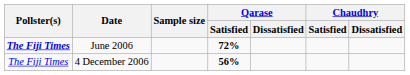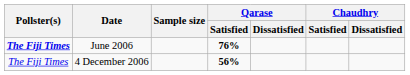(229, 45) 72% -> (229, 45) 76%
